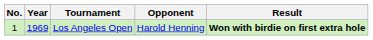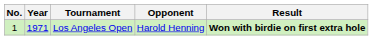(38, 28) 1969 -> (38, 28) 1971
